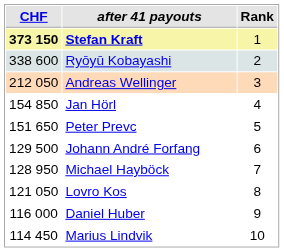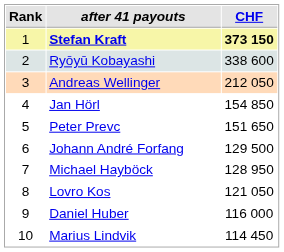columns swapped: (257, 16) <-> (34, 16)
